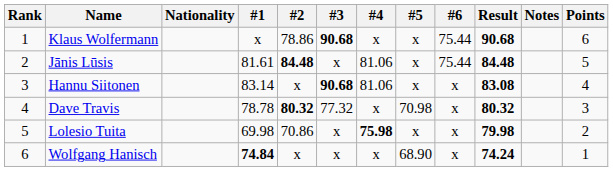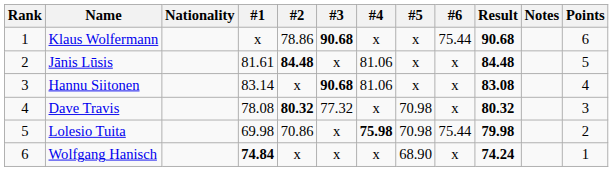(455, 62) 75.44 -> (455, 62) x
(258, 108) 78.78 -> (258, 108) 78.08
(416, 131) x -> (416, 131) 70.98
(455, 131) x -> (455, 131) 75.44
